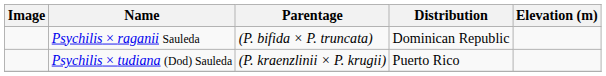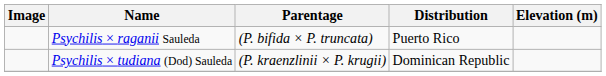(451, 37) Dominican Republic -> (426, 37) Puerto Rico
(426, 60) Puerto Rico -> (451, 60) Dominican Republic
